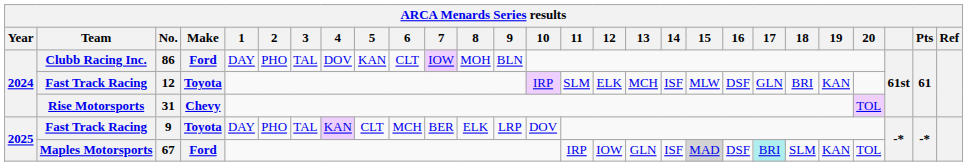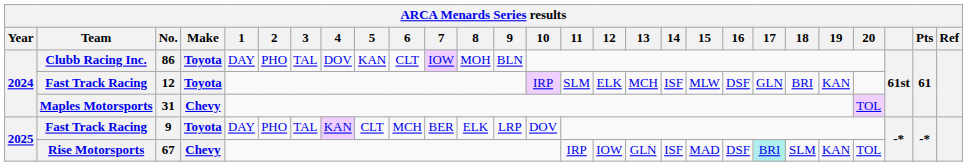(203, 60) Ford -> (203, 60) Toyota
(96, 105) Rise Motorsports -> (96, 105) Maples Motorsports
(96, 150) Maples Motorsports -> (96, 150) Rise Motorsports
(203, 150) Ford -> (203, 150) Chevy
(704, 150) lightgrey background -> (704, 150) no background
